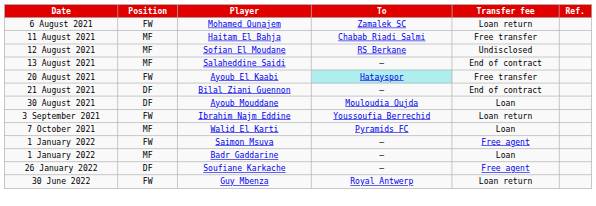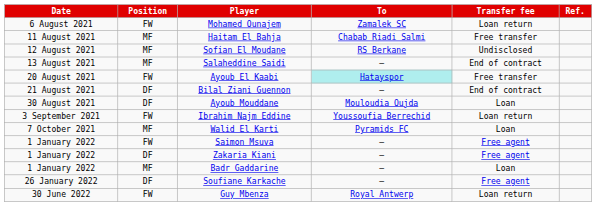+ row: (244, 155)
